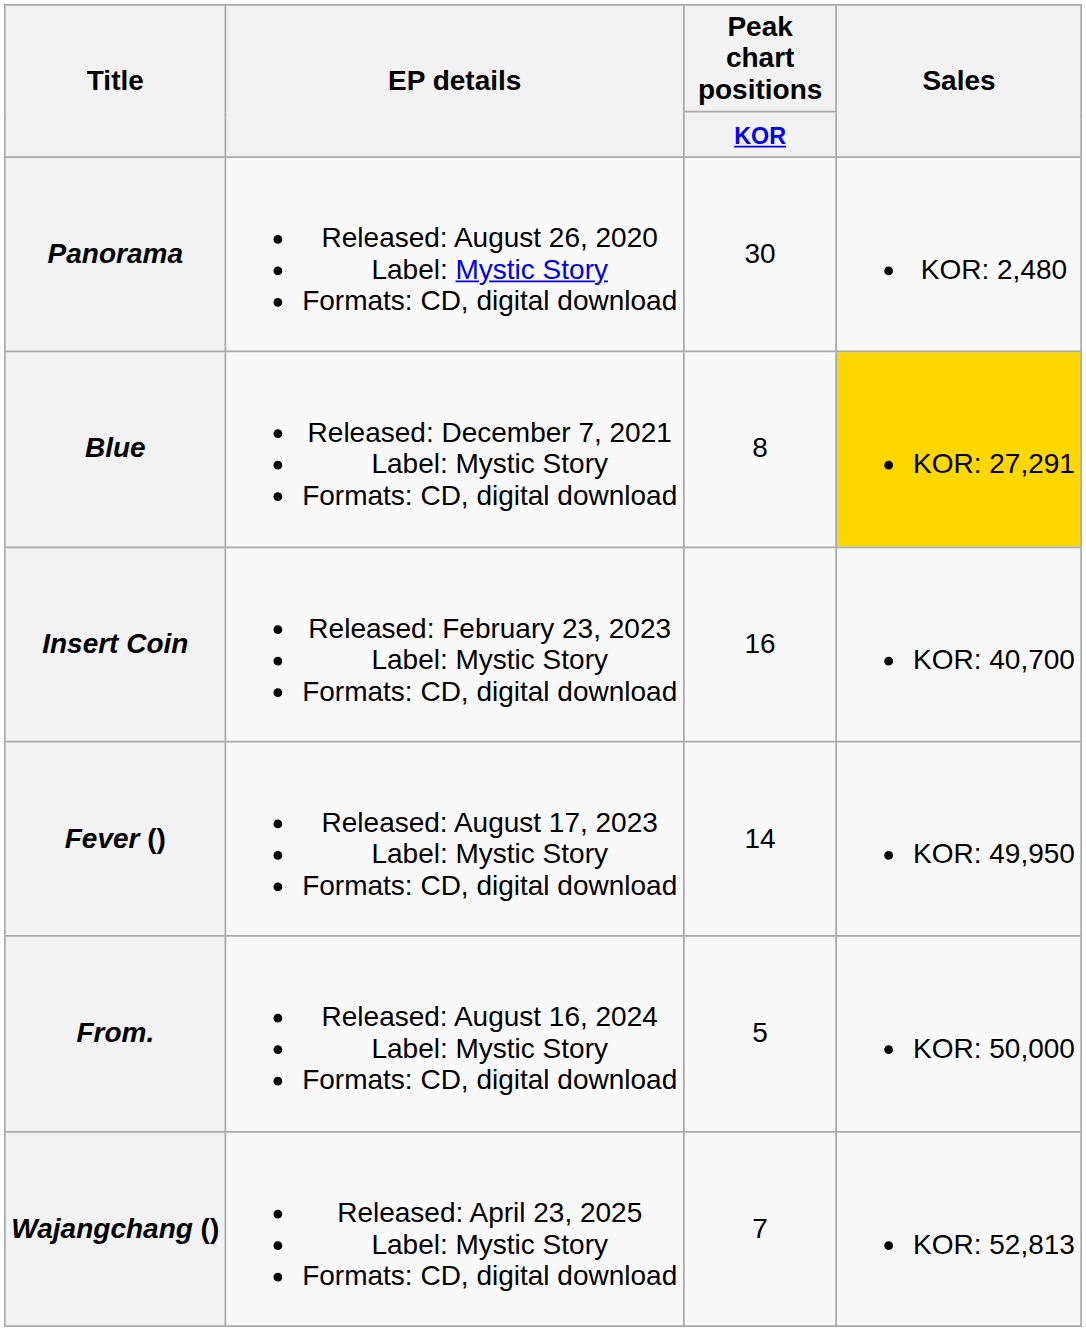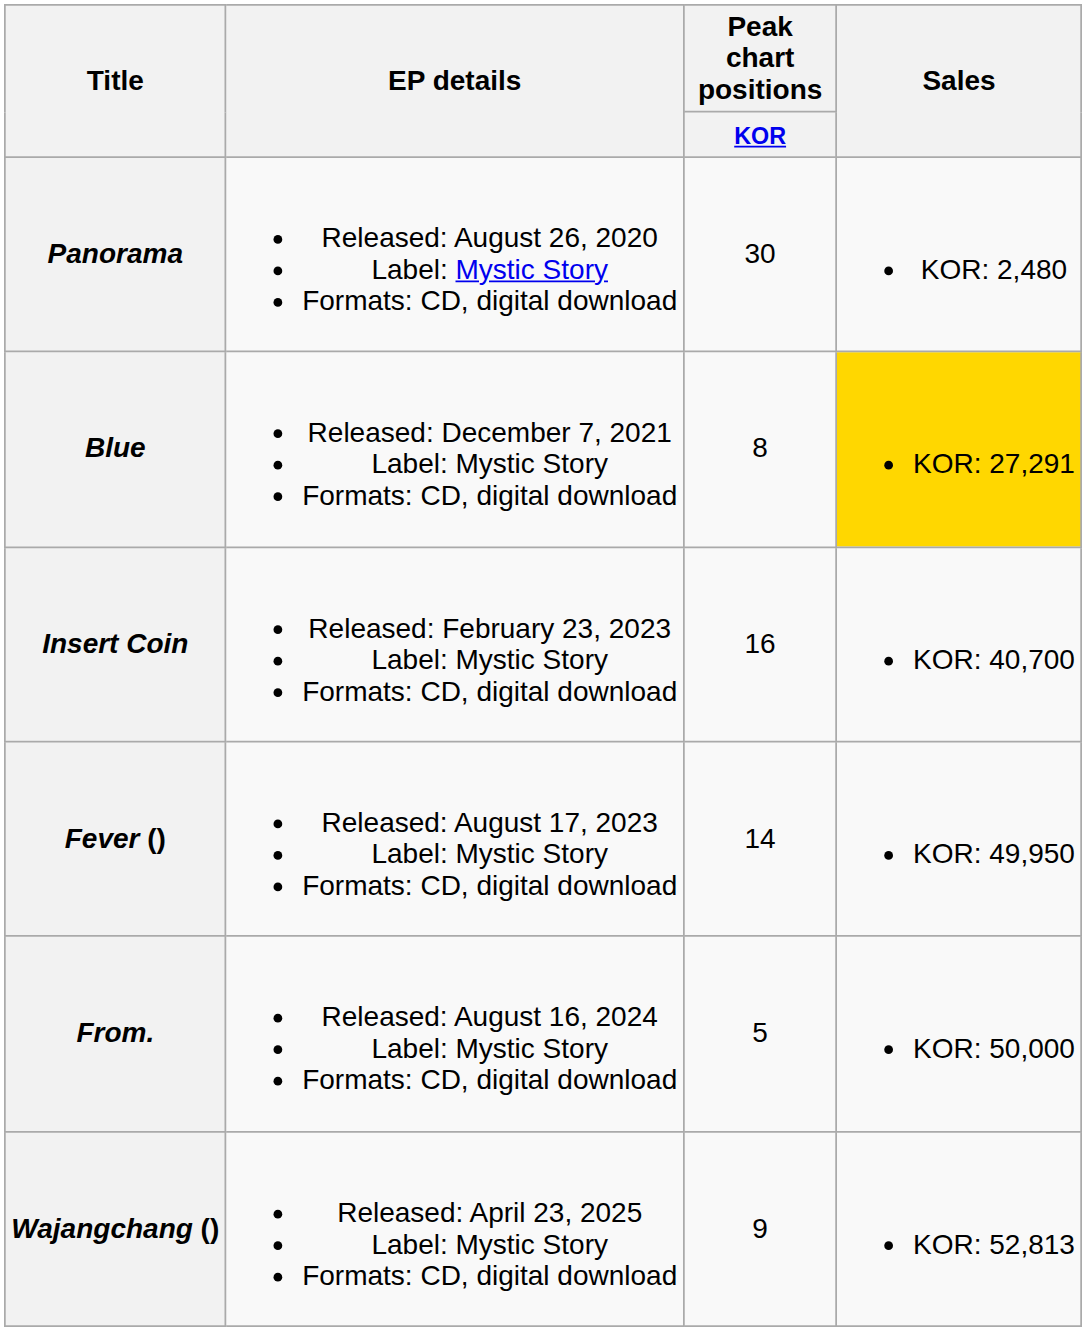(760, 1228) 7 -> (760, 1228) 9
